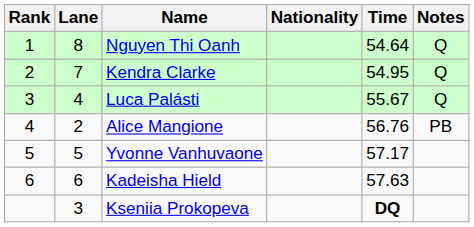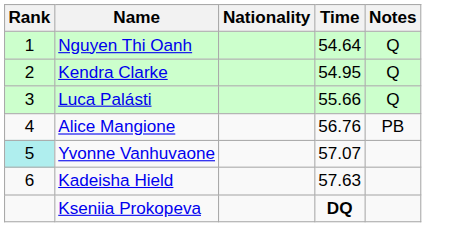- column: (78, 18)
(388, 99) 55.67 -> (340, 99) 55.66
(29, 153) no background -> (29, 153) paleturquoise background
(388, 153) 57.17 -> (340, 153) 57.07
